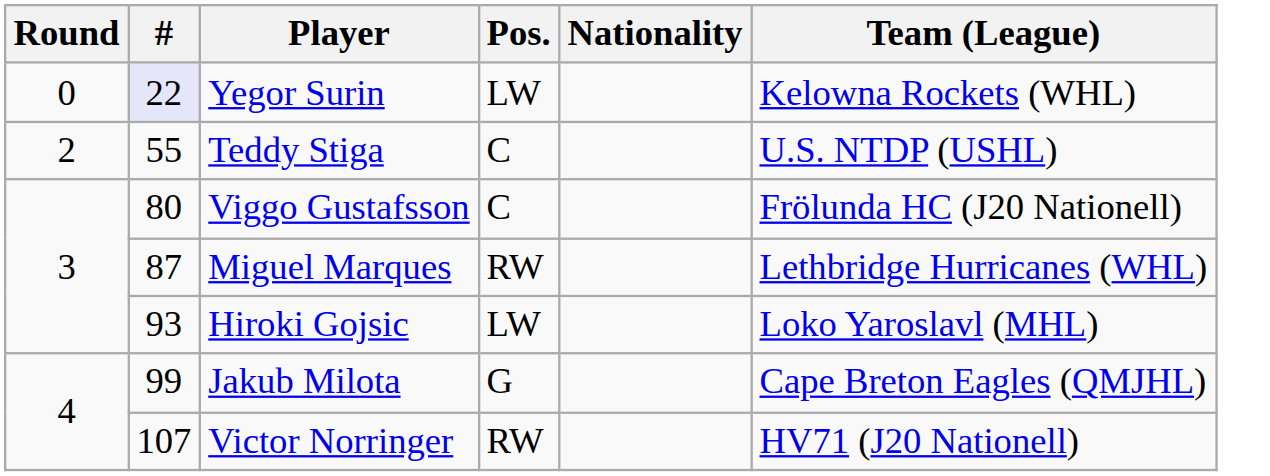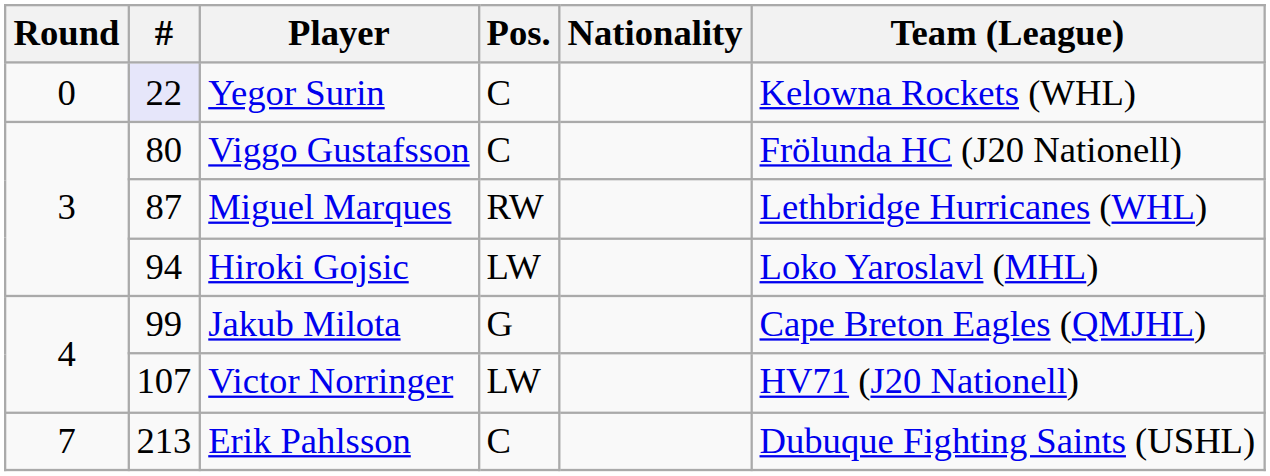(514, 91) LW -> (499, 91) C
- row: (296, 149)
(164, 324) 93 -> (164, 265) 94
(515, 440) RW -> (514, 382) LW
+ row: (310, 440)
